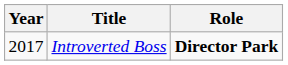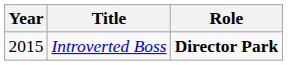(26, 45) 2017 -> (26, 45) 2015
